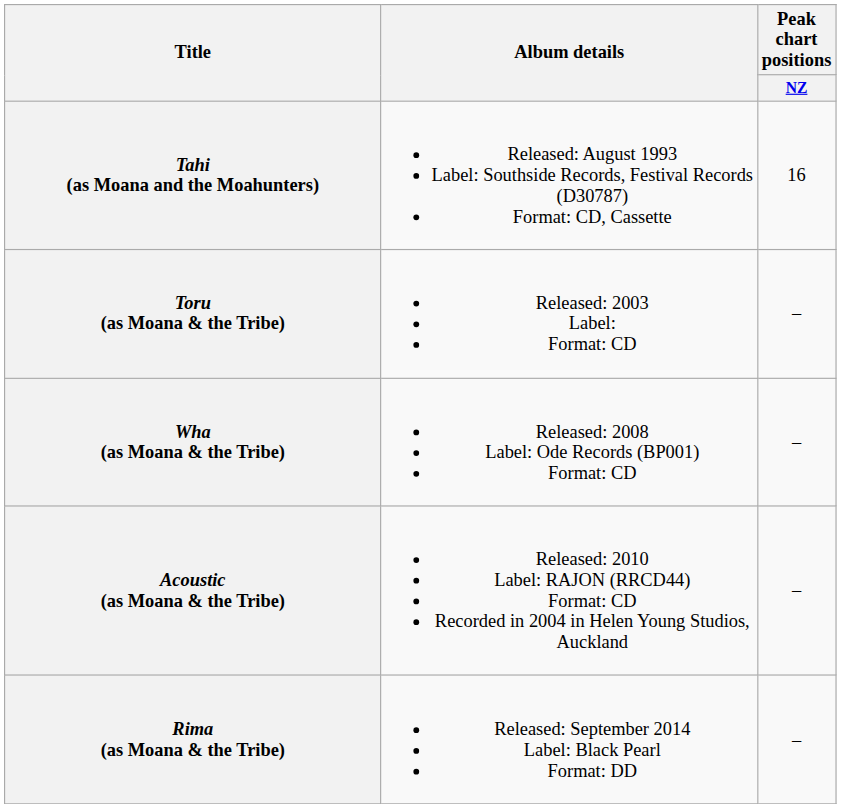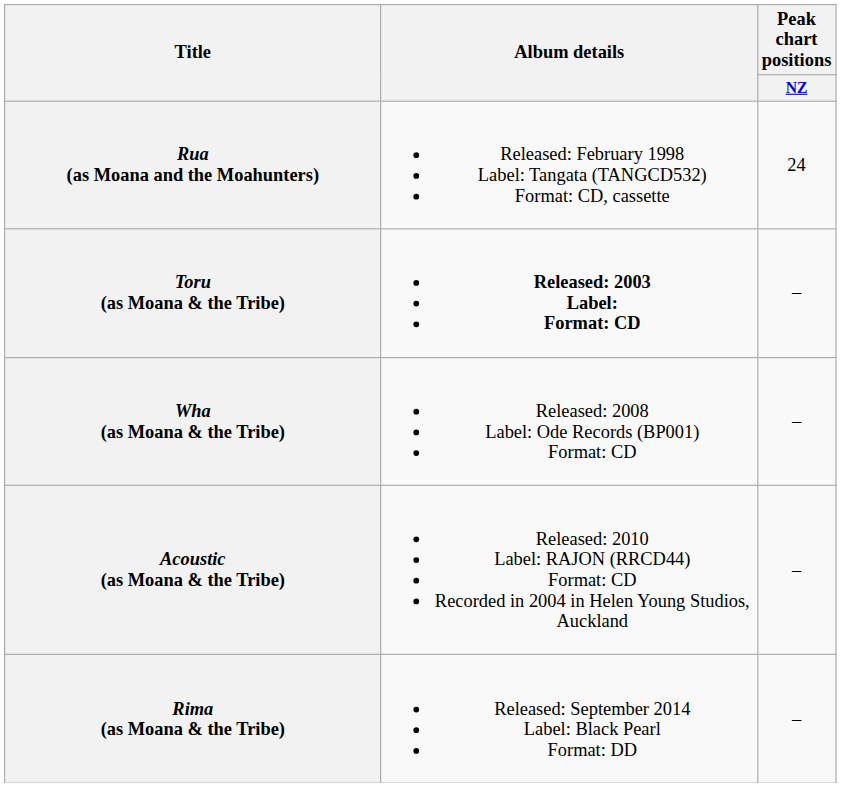- row: (193, 175)
+ row: (193, 164)
(569, 324) normal -> (569, 303) bold
